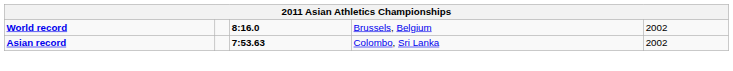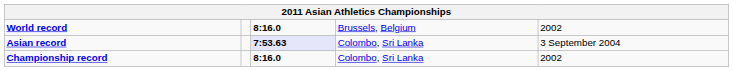(248, 43) no background -> (270, 43) lavender background
(657, 43) 2002 -> (580, 43) 3 September 2004
+ row: (57, 58)
